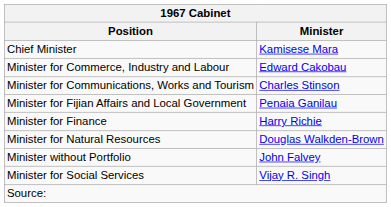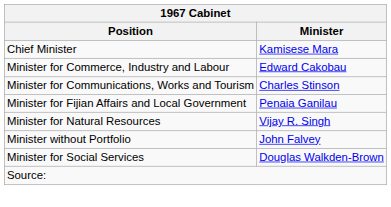- row: (57, 121)
(322, 139) Douglas Walkden-Brown -> (295, 121) Vijay R. Singh
(295, 175) Vijay R. Singh -> (322, 157) Douglas Walkden-Brown
